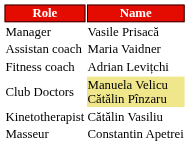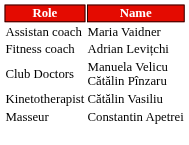- row: (28, 31)
(128, 91) khaki background -> (128, 74) no background
